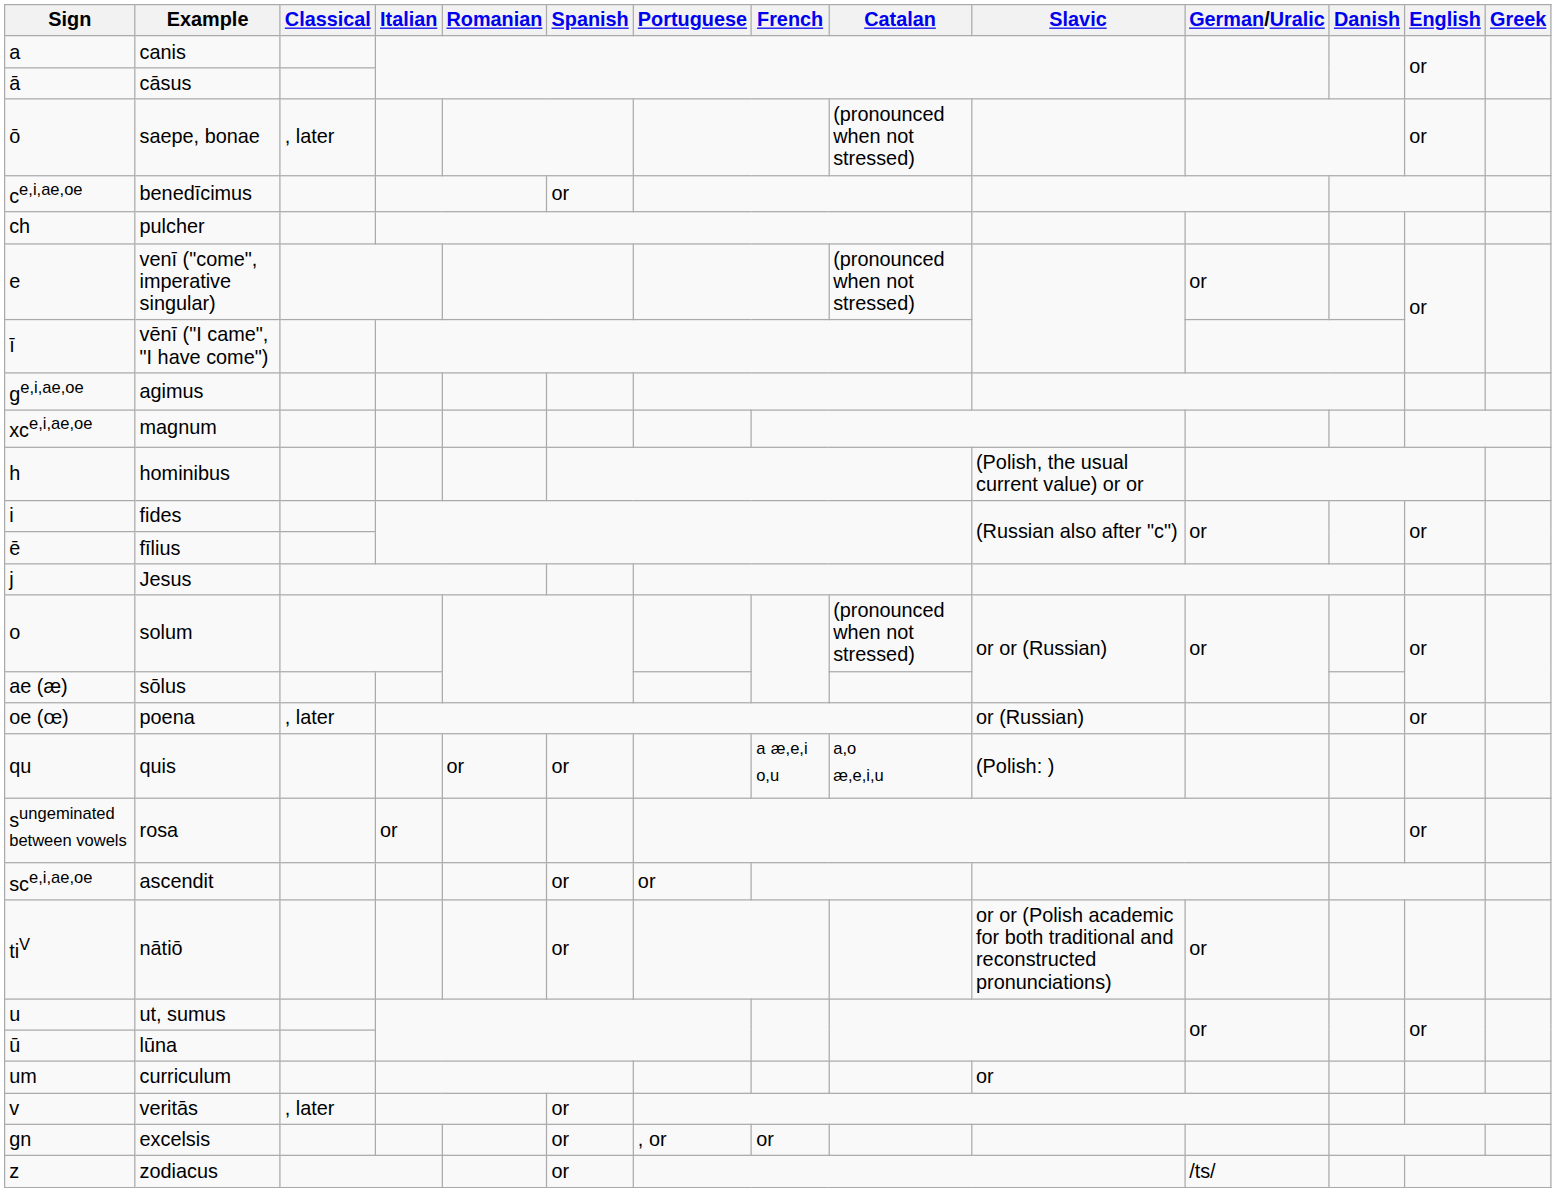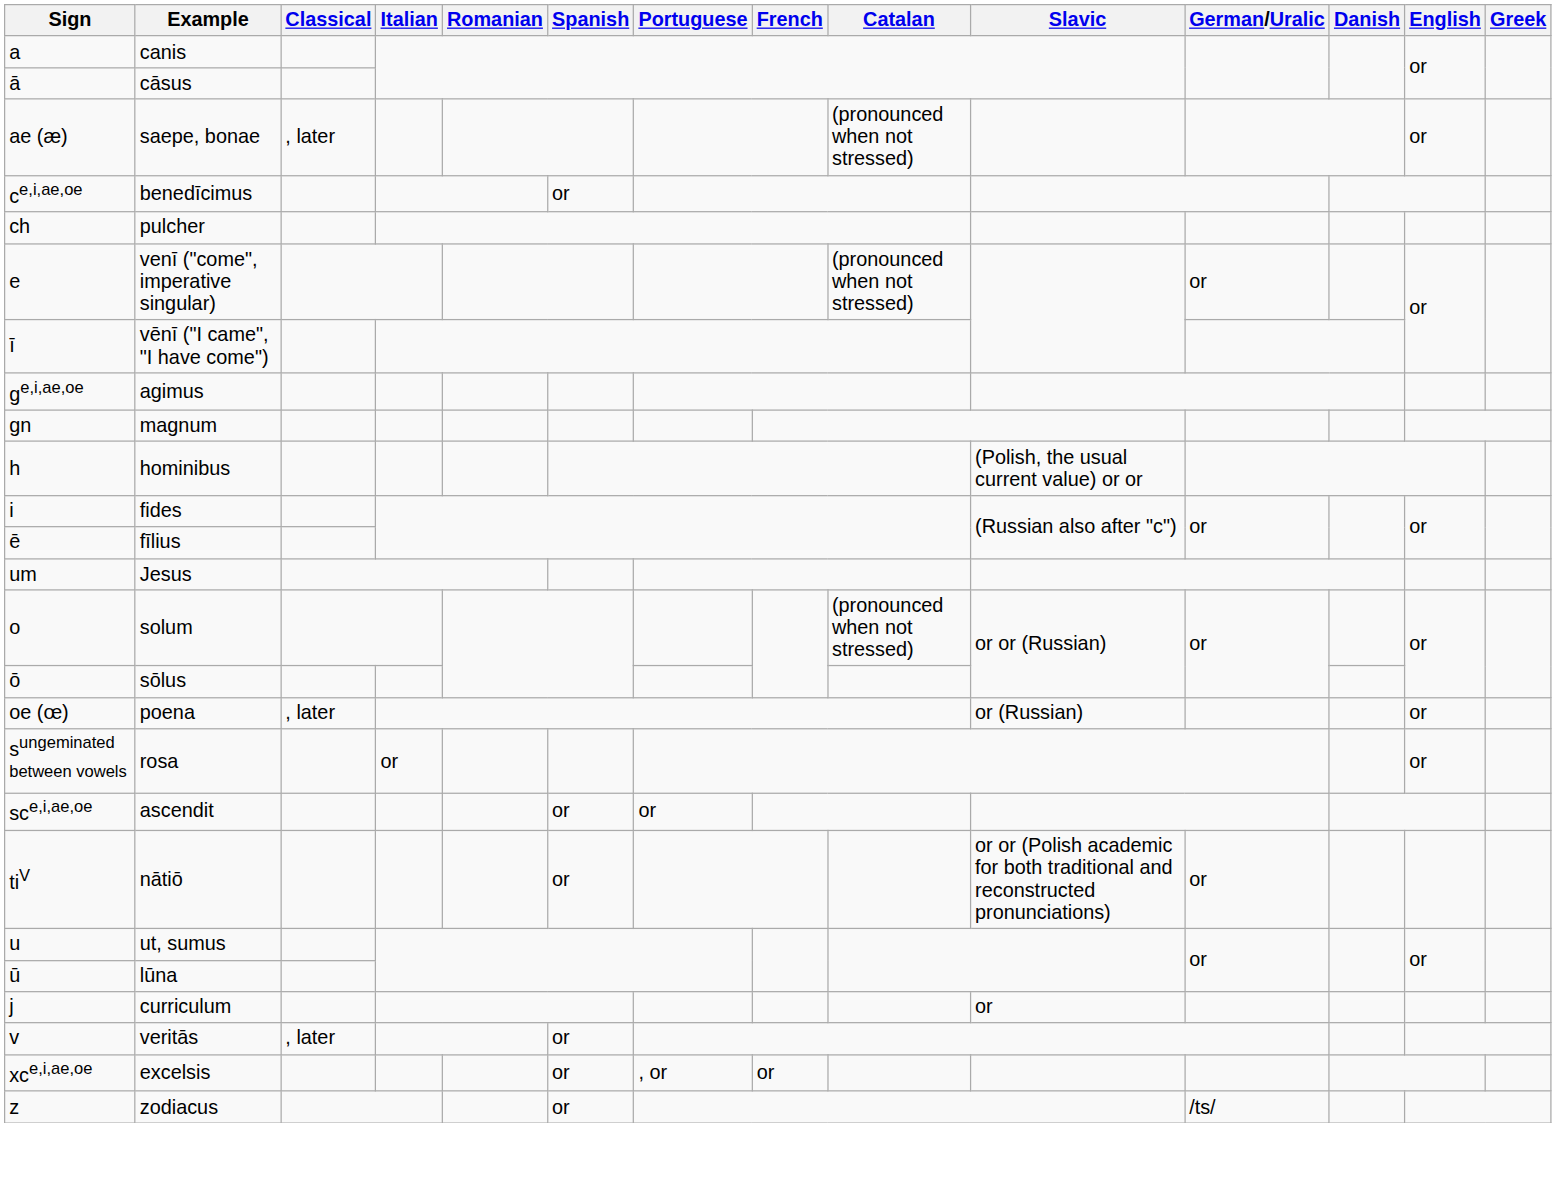(15, 136) ō -> (38, 136) ae (æ)
(51, 428) xce,i,ae,oe -> (20, 425) gn
(11, 579) j -> (23, 573) um
(38, 686) ae (æ) -> (15, 681) ō
- row: (158, 766)
(23, 1077) um -> (11, 1007) j
(20, 1139) gn -> (51, 1072) xce,i,ae,oe
